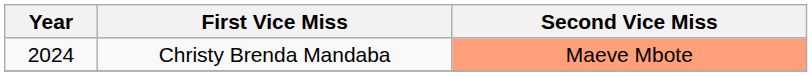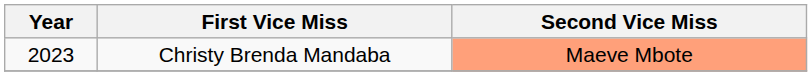(51, 55) 2024 -> (51, 55) 2023
